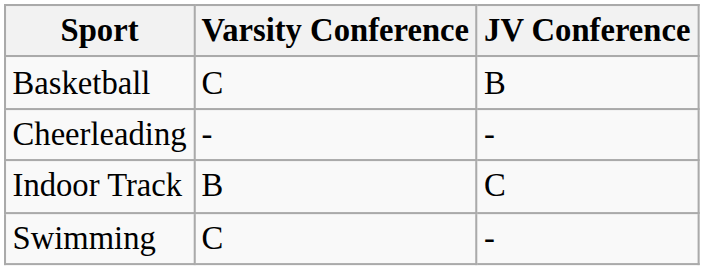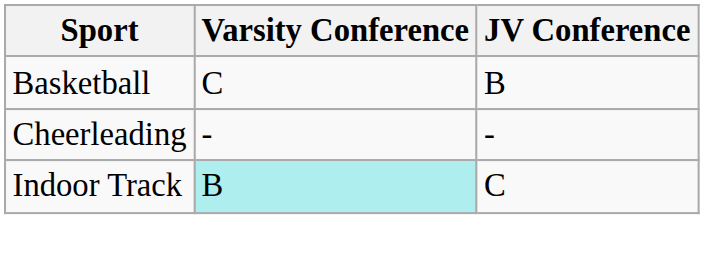(212, 185) no background -> (212, 185) paleturquoise background
- row: (84, 237)
